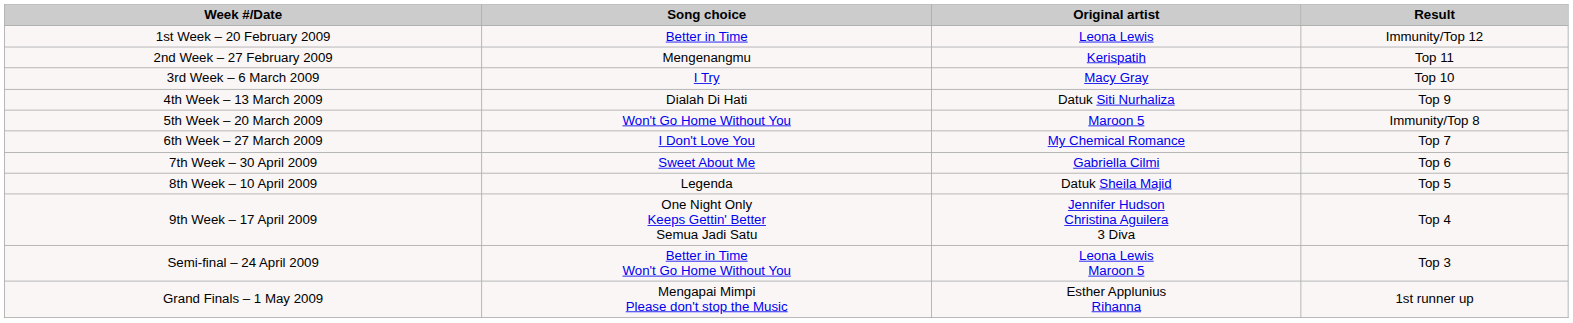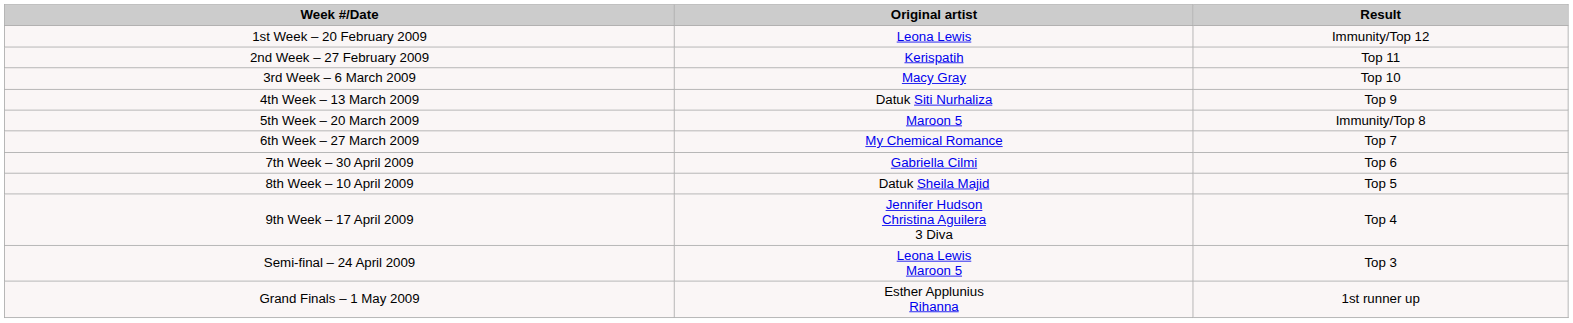- column: (707, 15)
